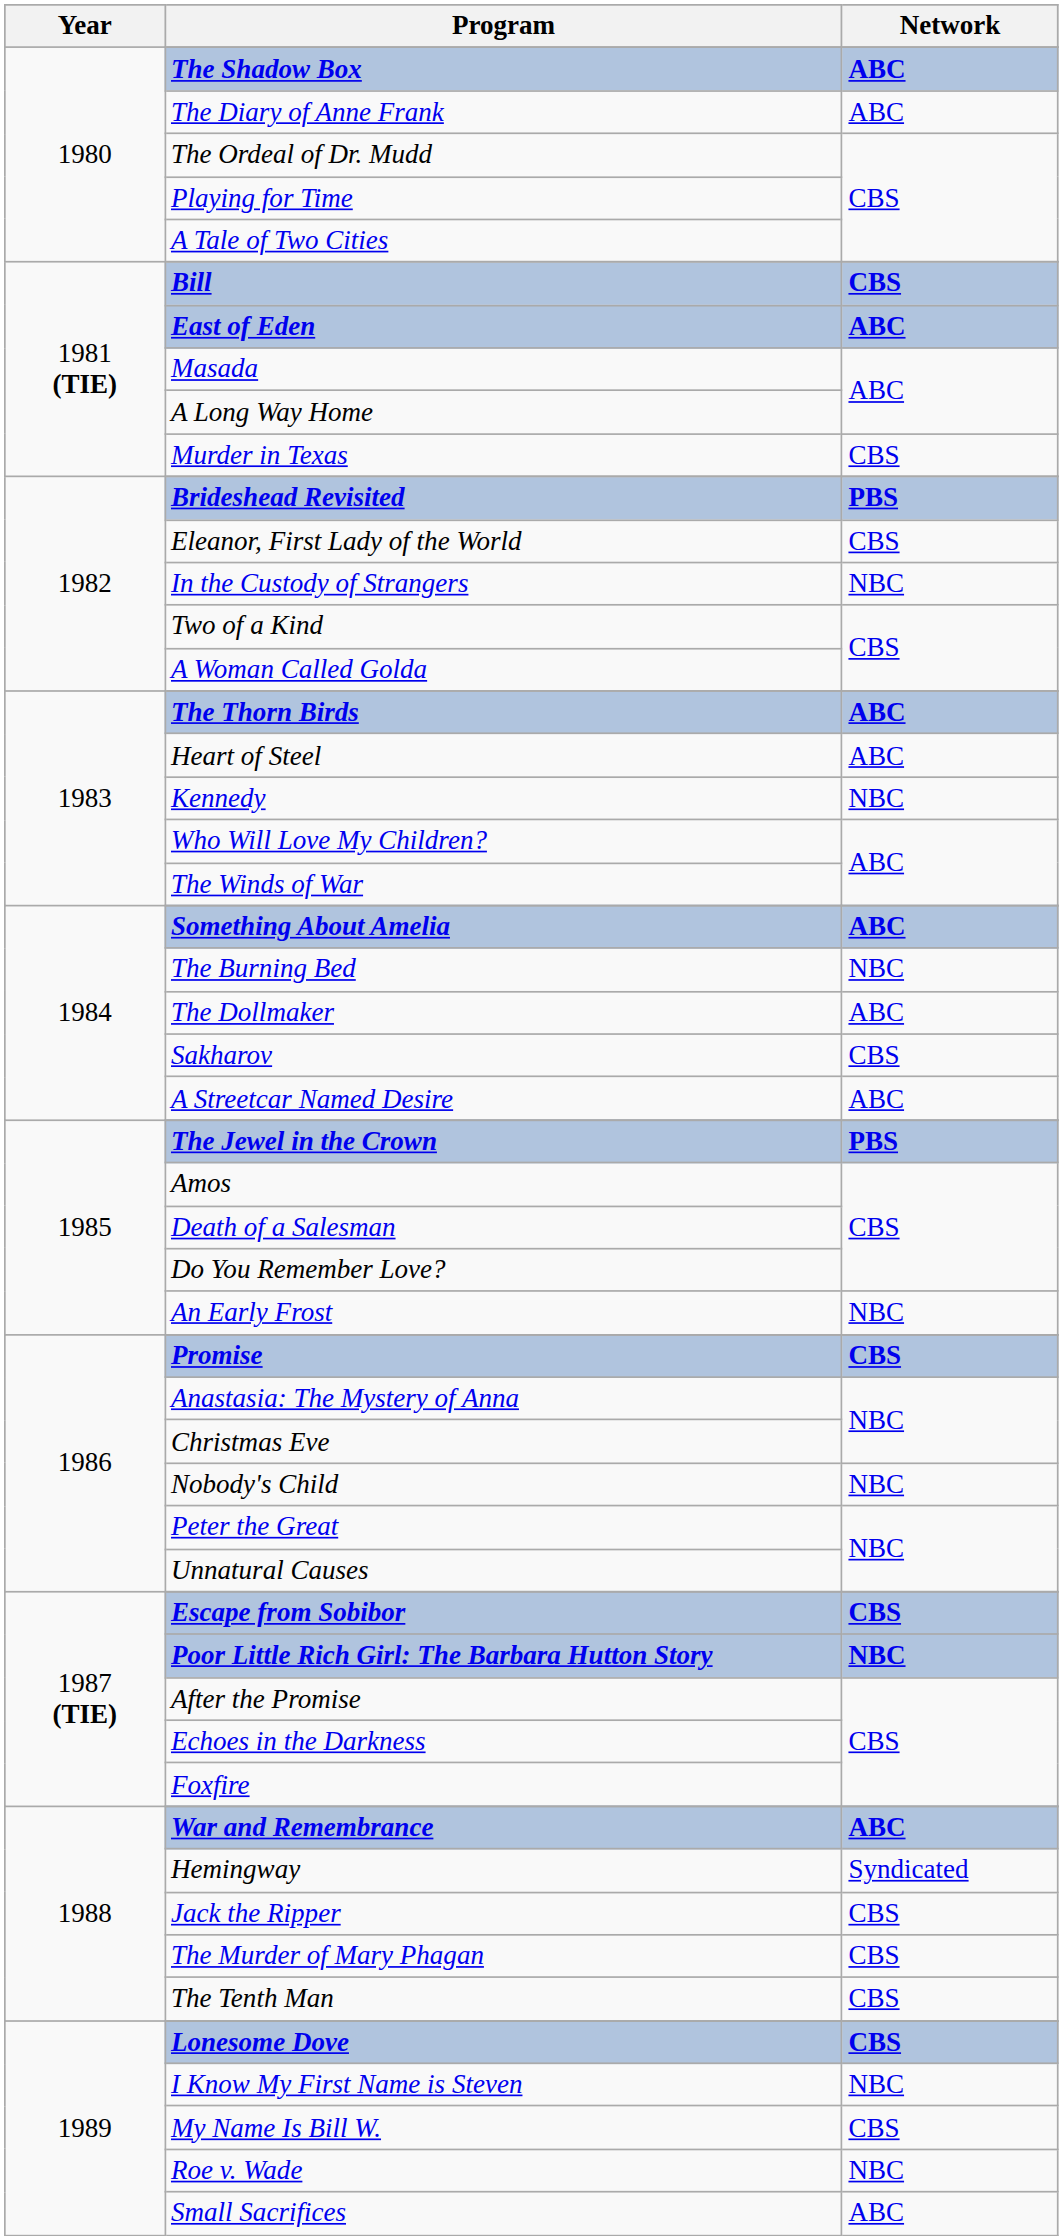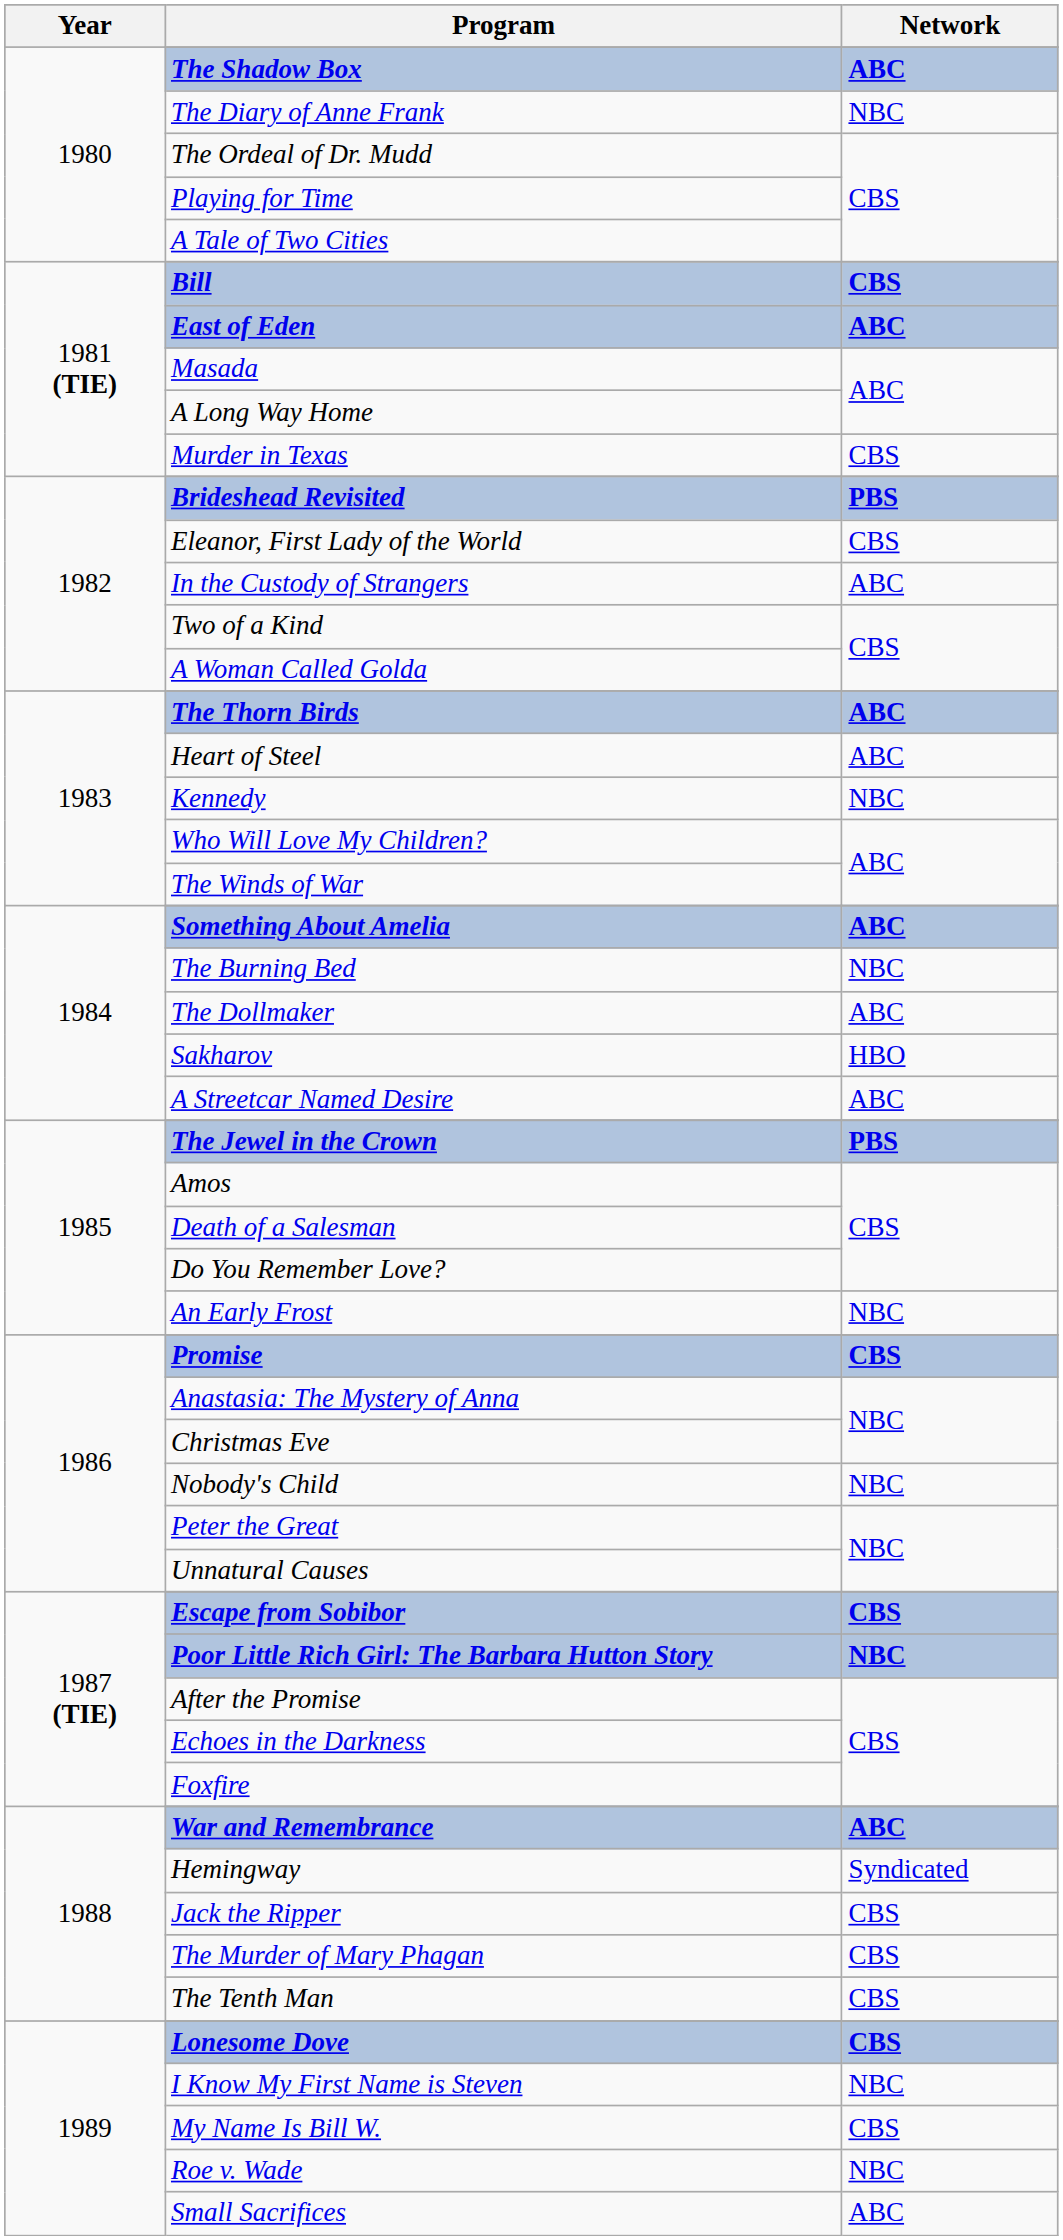(876, 111) ABC -> (876, 111) NBC
(876, 583) NBC -> (876, 583) ABC
(874, 1055) CBS -> (877, 1055) HBO
